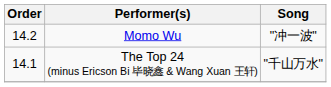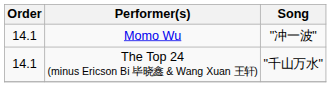(25, 35) 14.2 -> (25, 35) 14.1
